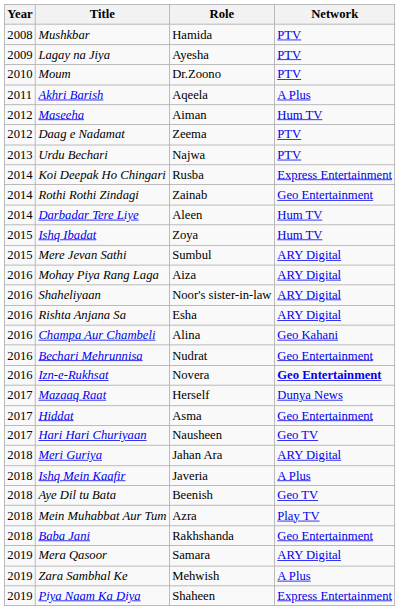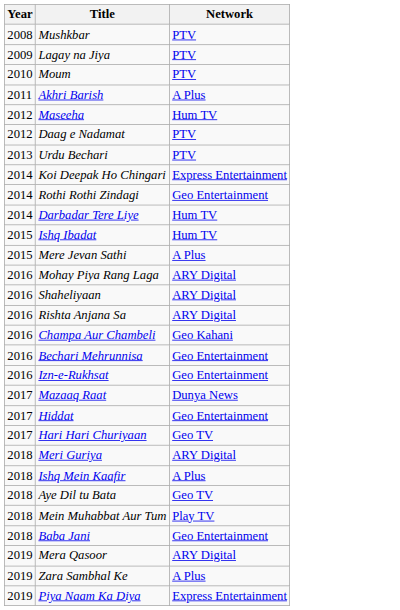- column: (222, 14)
(309, 255) ARY Digital -> (189, 255) A Plus
(329, 375) bold -> (220, 375) normal
